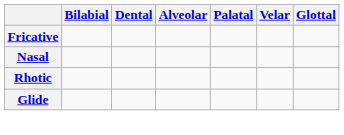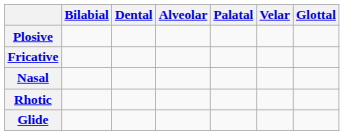+ row: (33, 36)
